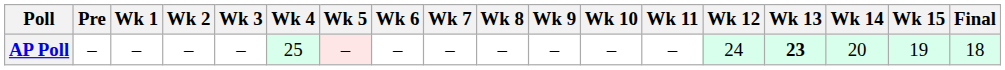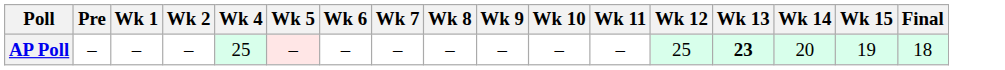- column: (241, 19)
(734, 49) 24 -> (681, 49) 25
